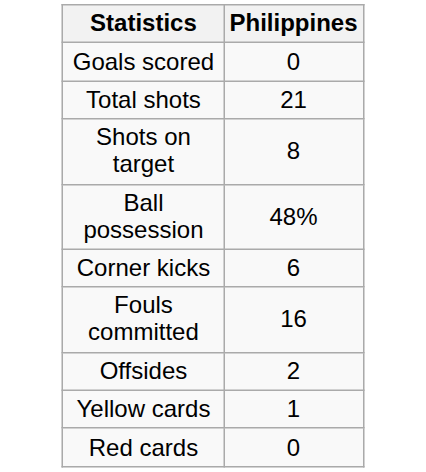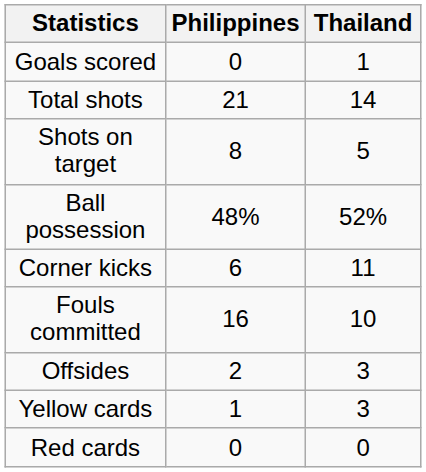+ column: (363, 23)
